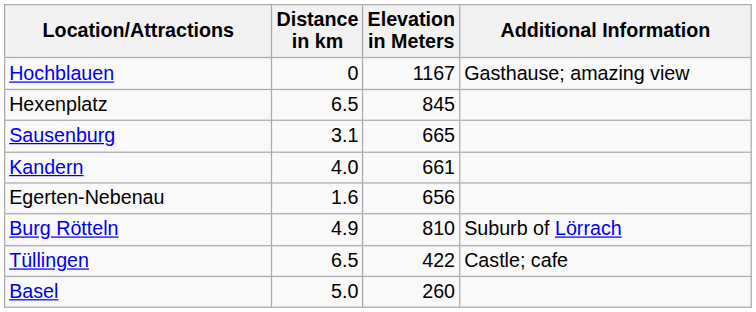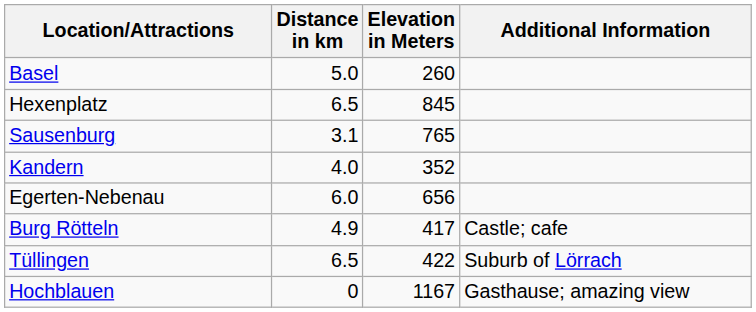rows swapped: (62, 73) <-> (34, 291)
(439, 135) 665 -> (439, 135) 765
(439, 167) 661 -> (439, 167) 352
(345, 198) 1.6 -> (345, 198) 6.0
(439, 229) 810 -> (439, 229) 417
(543, 229) Suburb of Lörrach -> (516, 229) Castle; cafe
(516, 260) Castle; cafe -> (543, 260) Suburb of Lörrach
